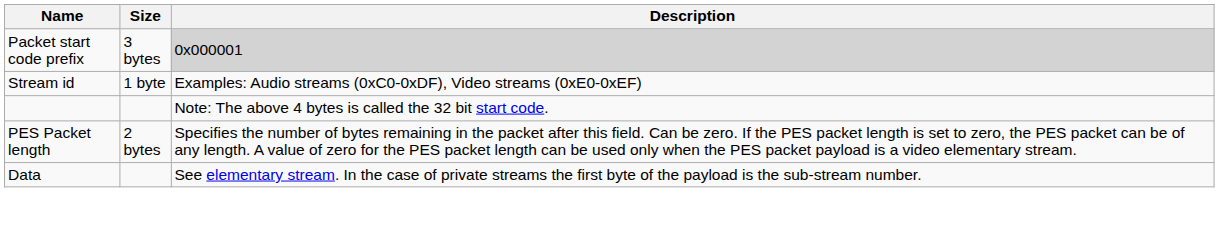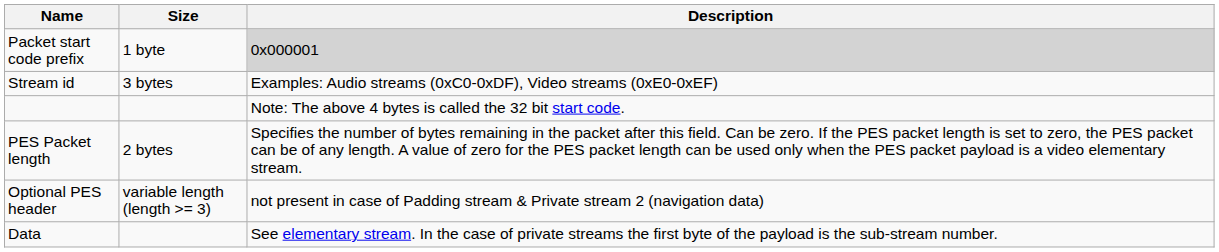(142, 50) 3 bytes -> (144, 50) 1 byte
(145, 83) 1 byte -> (148, 83) 3 bytes
+ row: (55, 200)
